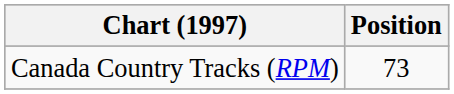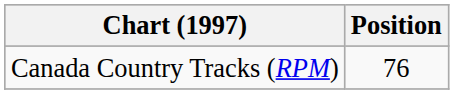(396, 67) 73 -> (396, 67) 76
